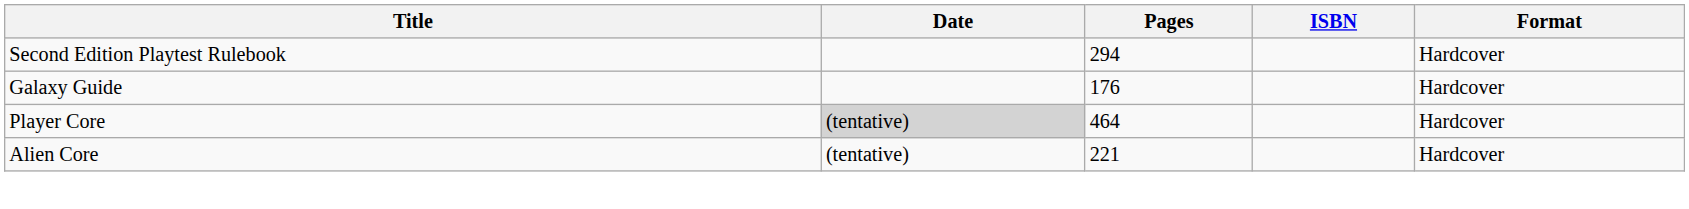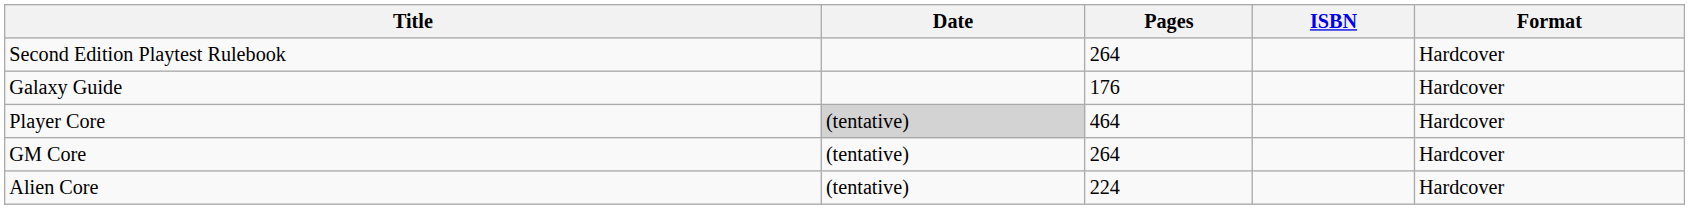(1105, 54) 294 -> (1105, 54) 264
+ row: (48, 154)
(1105, 154) 221 -> (1105, 188) 224
